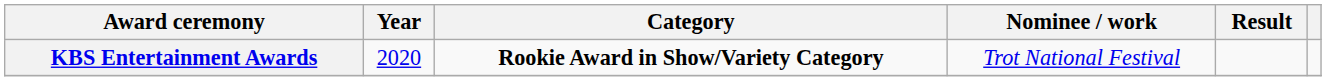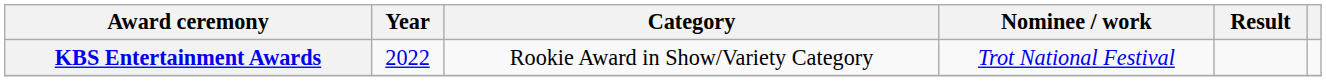(399, 57) 2020 -> (408, 57) 2022
(691, 57) bold -> (691, 57) normal
